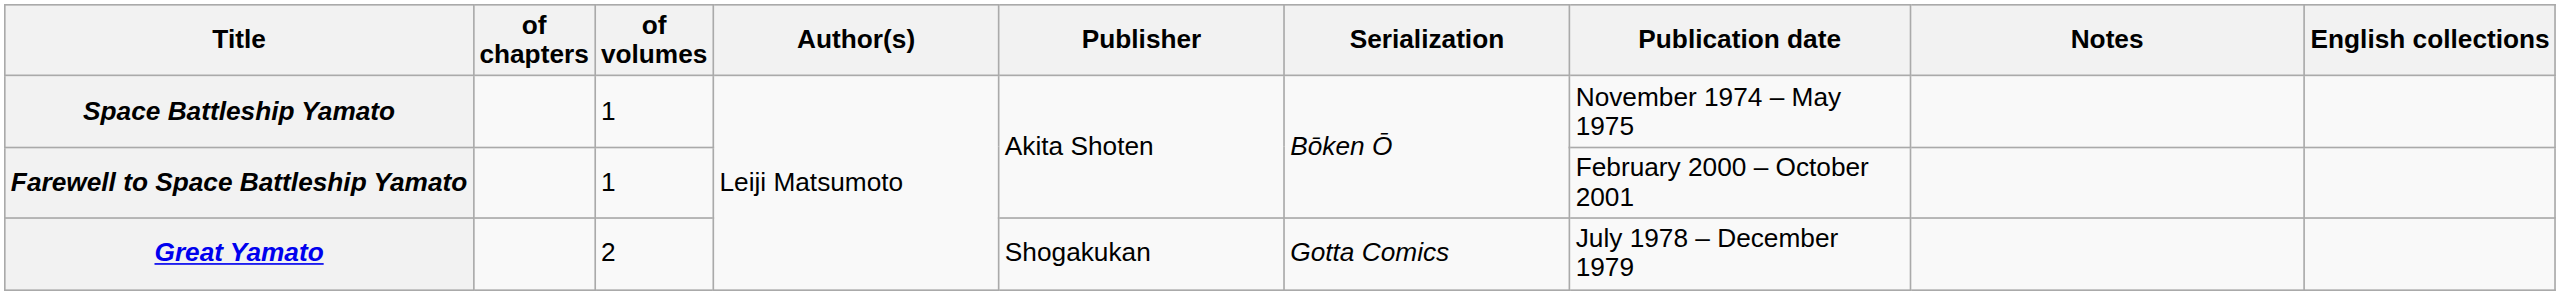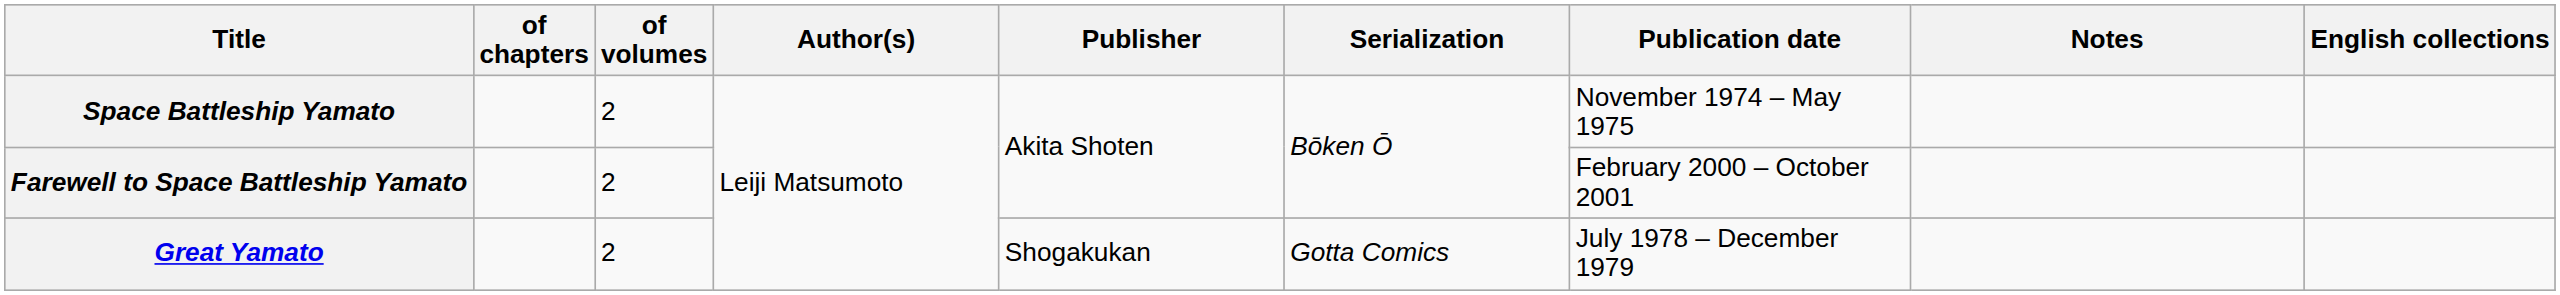(608, 111) 1 -> (608, 111) 2
(608, 182) 1 -> (608, 182) 2
